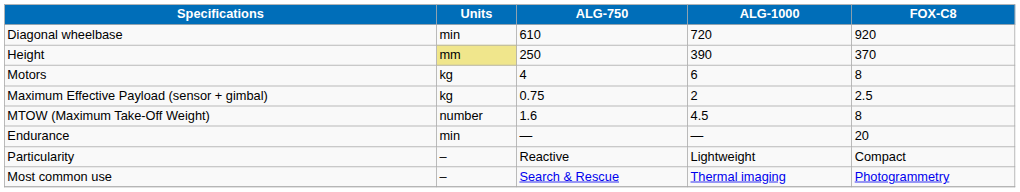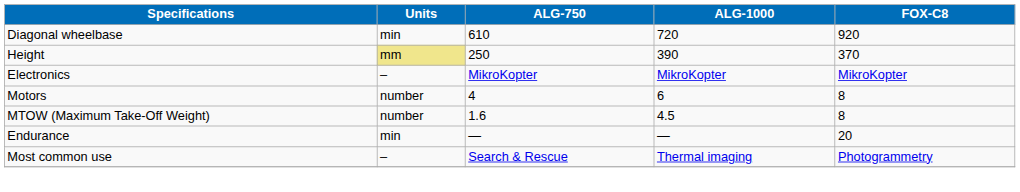+ row: (39, 75)
(446, 75) kg -> (402, 95) number
- row: (138, 95)
- row: (41, 156)
